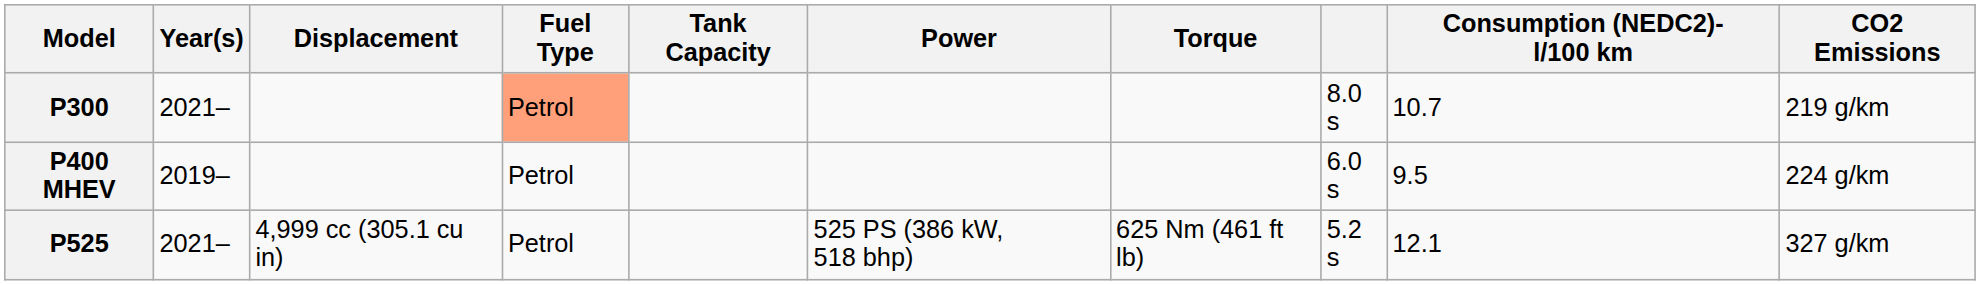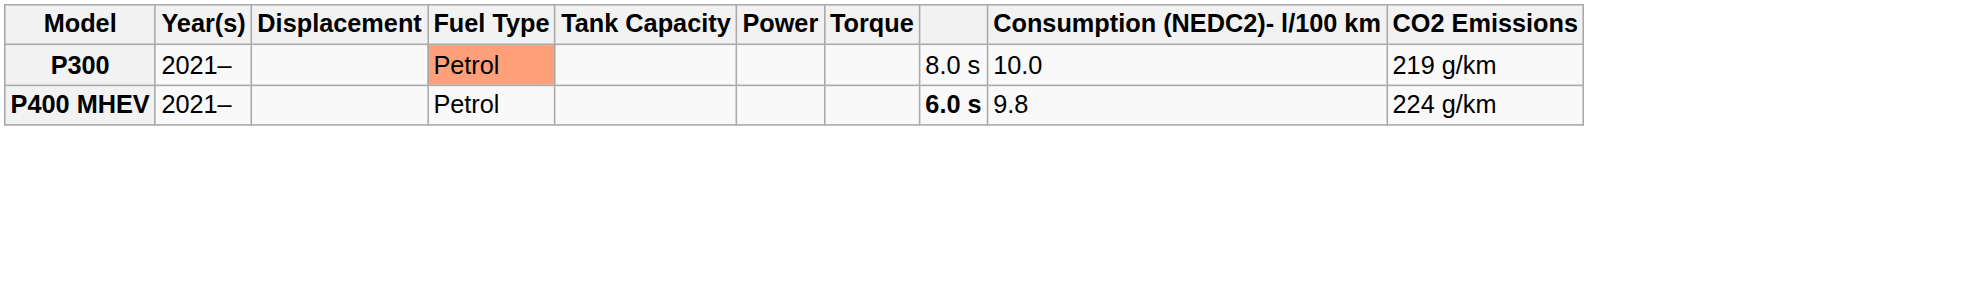(1417, 107) 10.7 -> (1018, 64) 10.0
(195, 175) 2019– -> (197, 104) 2021–
(1344, 175) normal -> (953, 104) bold
(1410, 175) 9.5 -> (1011, 104) 9.8
- row: (79, 244)
